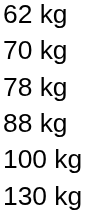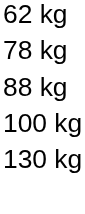- row: (35, 50)
